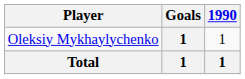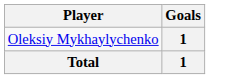- column: (222, 16)
